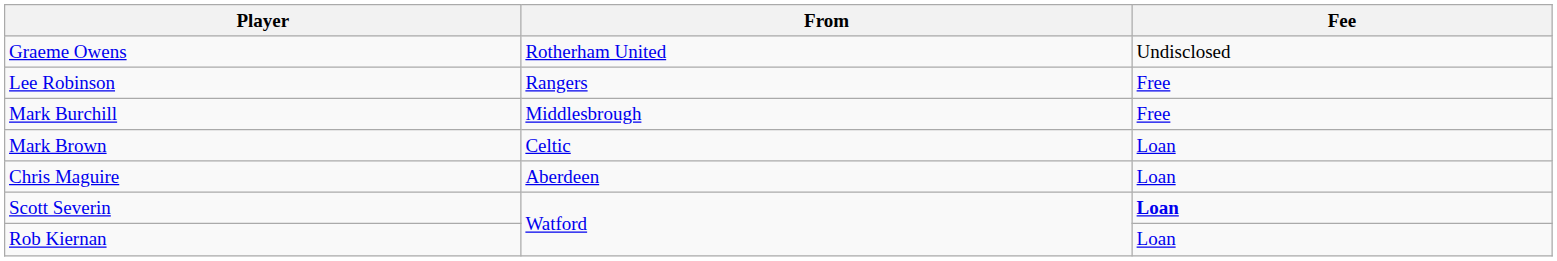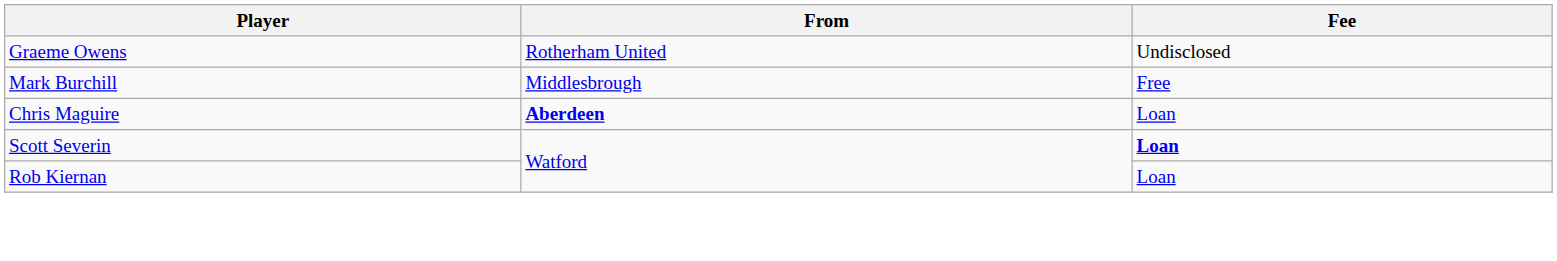- row: (62, 83)
- row: (58, 145)
(562, 176) normal -> (565, 114) bold
